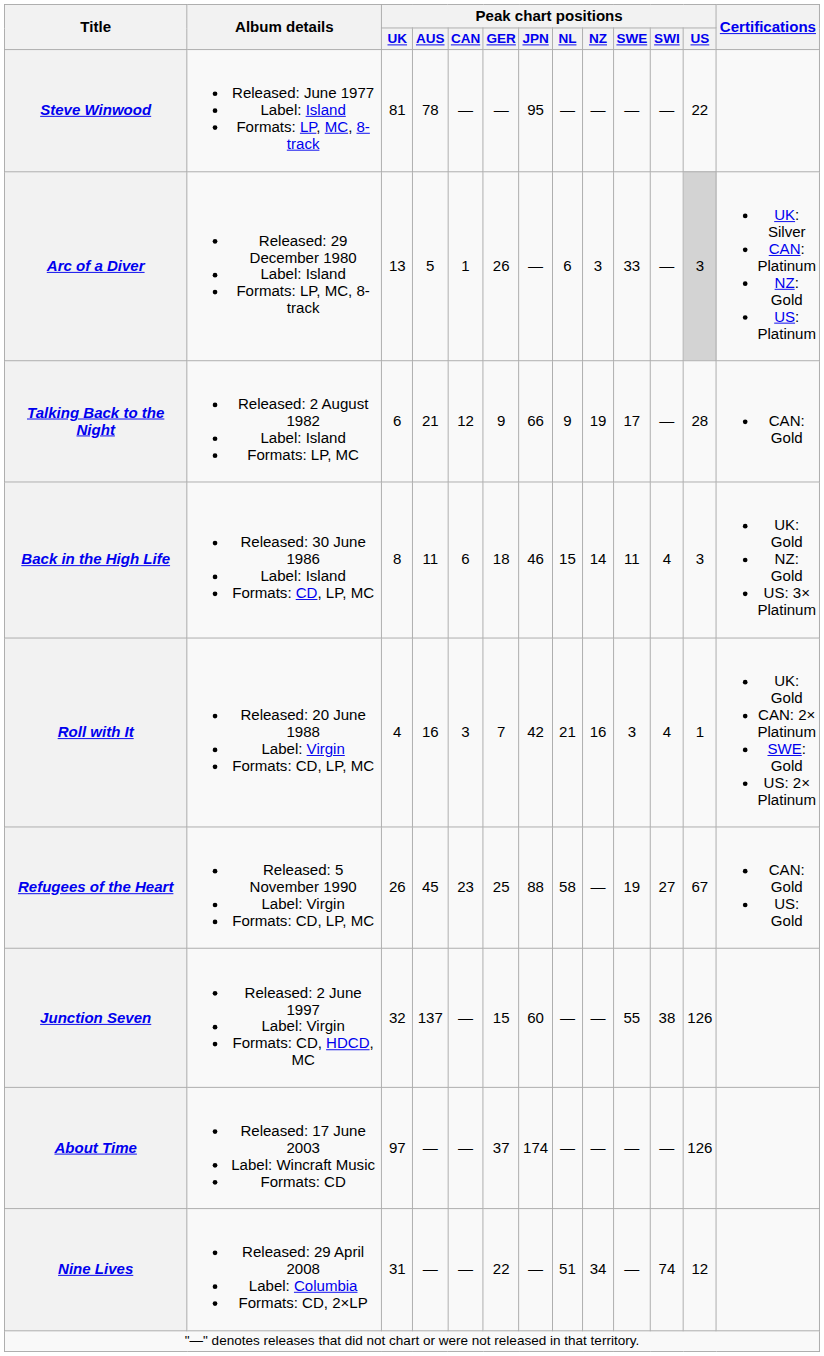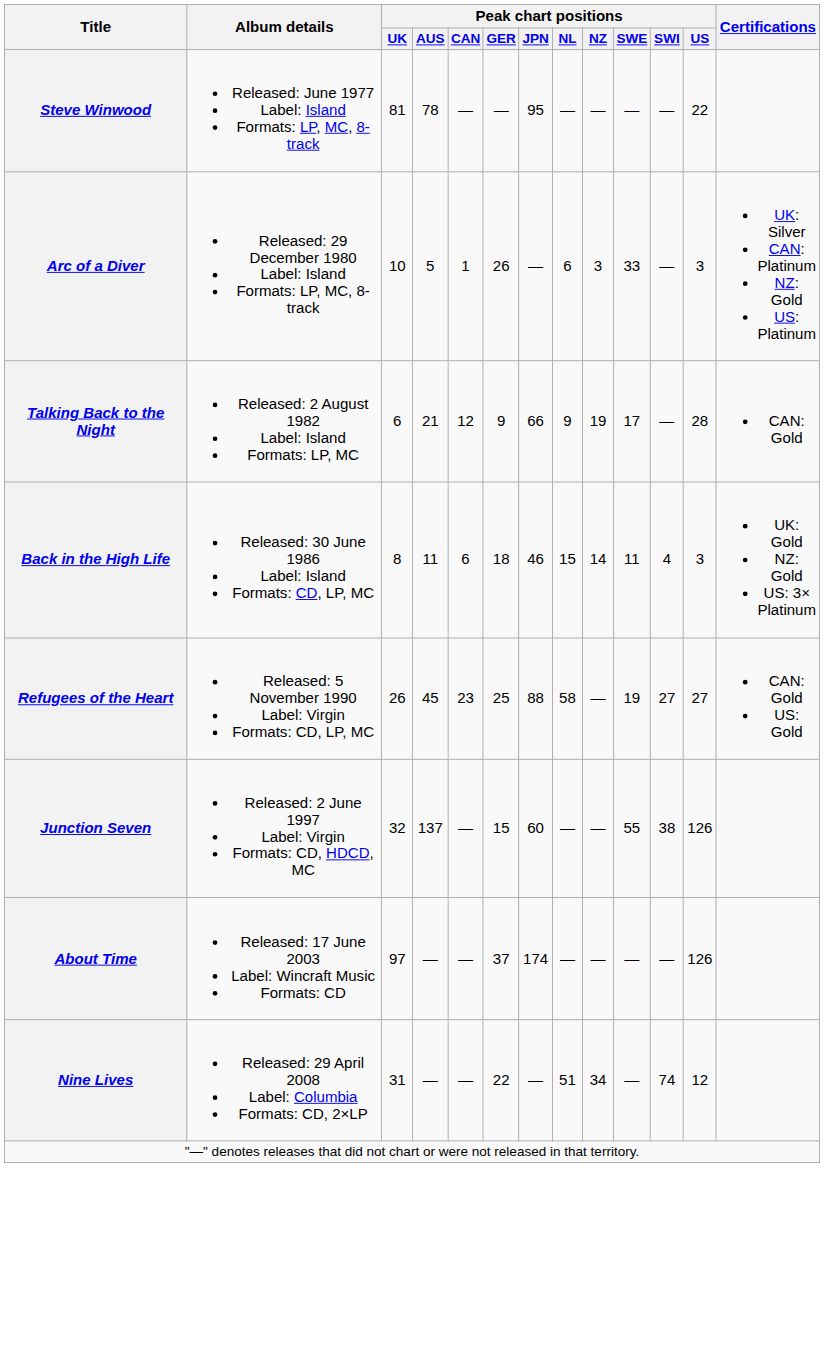(397, 265) 13 -> (397, 265) 10
(700, 265) lightgrey background -> (700, 265) no background
- row: (96, 732)
(700, 887) 67 -> (700, 698) 27
